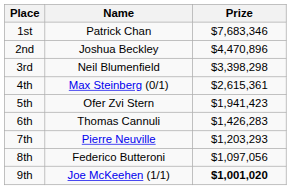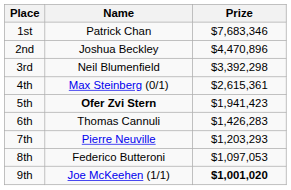(239, 67) $3,398,298 -> (239, 67) $3,392,298
(119, 103) normal -> (119, 103) bold
(239, 157) $1,097,056 -> (239, 157) $1,097,053
